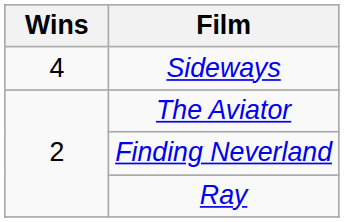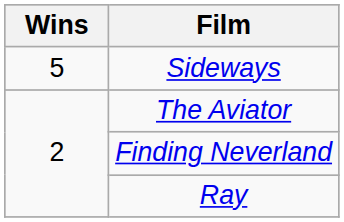(57, 68) 4 -> (57, 68) 5
